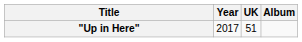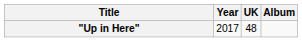(251, 28) 51 -> (251, 28) 48
